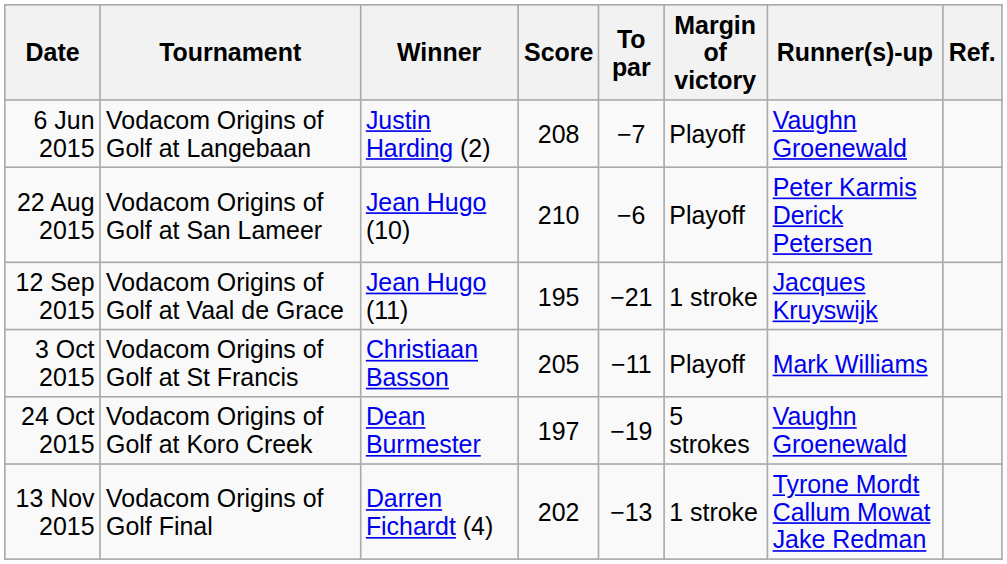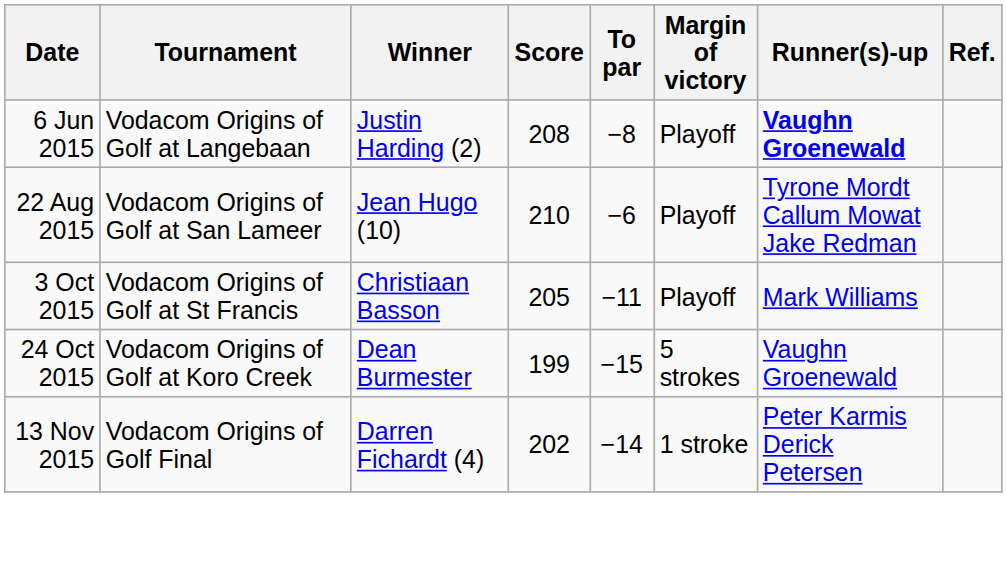(631, 134) −7 -> (622, 134) −8
(840, 134) normal -> (834, 134) bold
(845, 215) Peter Karmis Derick Petersen -> (842, 215) Tyrone Mordt Callum Mowat Jake Redman
- row: (55, 296)
(559, 431) 197 -> (549, 364) 199
(631, 431) −19 -> (622, 364) −15
(631, 512) −13 -> (622, 445) −14
(852, 512) Tyrone Mordt Callum Mowat Jake Redman -> (835, 445) Peter Karmis Derick Petersen
